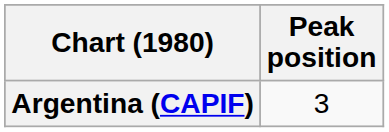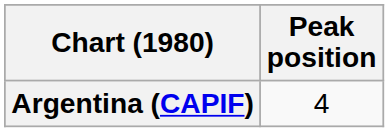(322, 103) 3 -> (322, 103) 4
